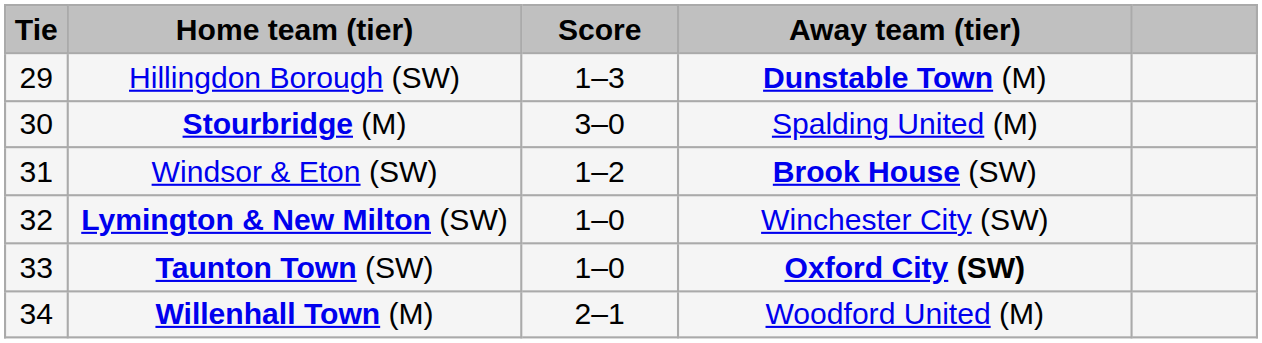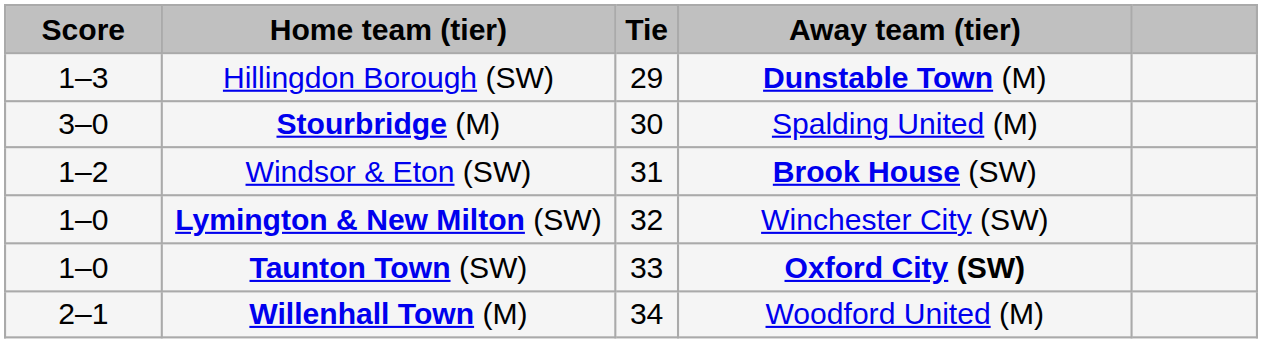columns swapped: (36, 29) <-> (600, 29)
